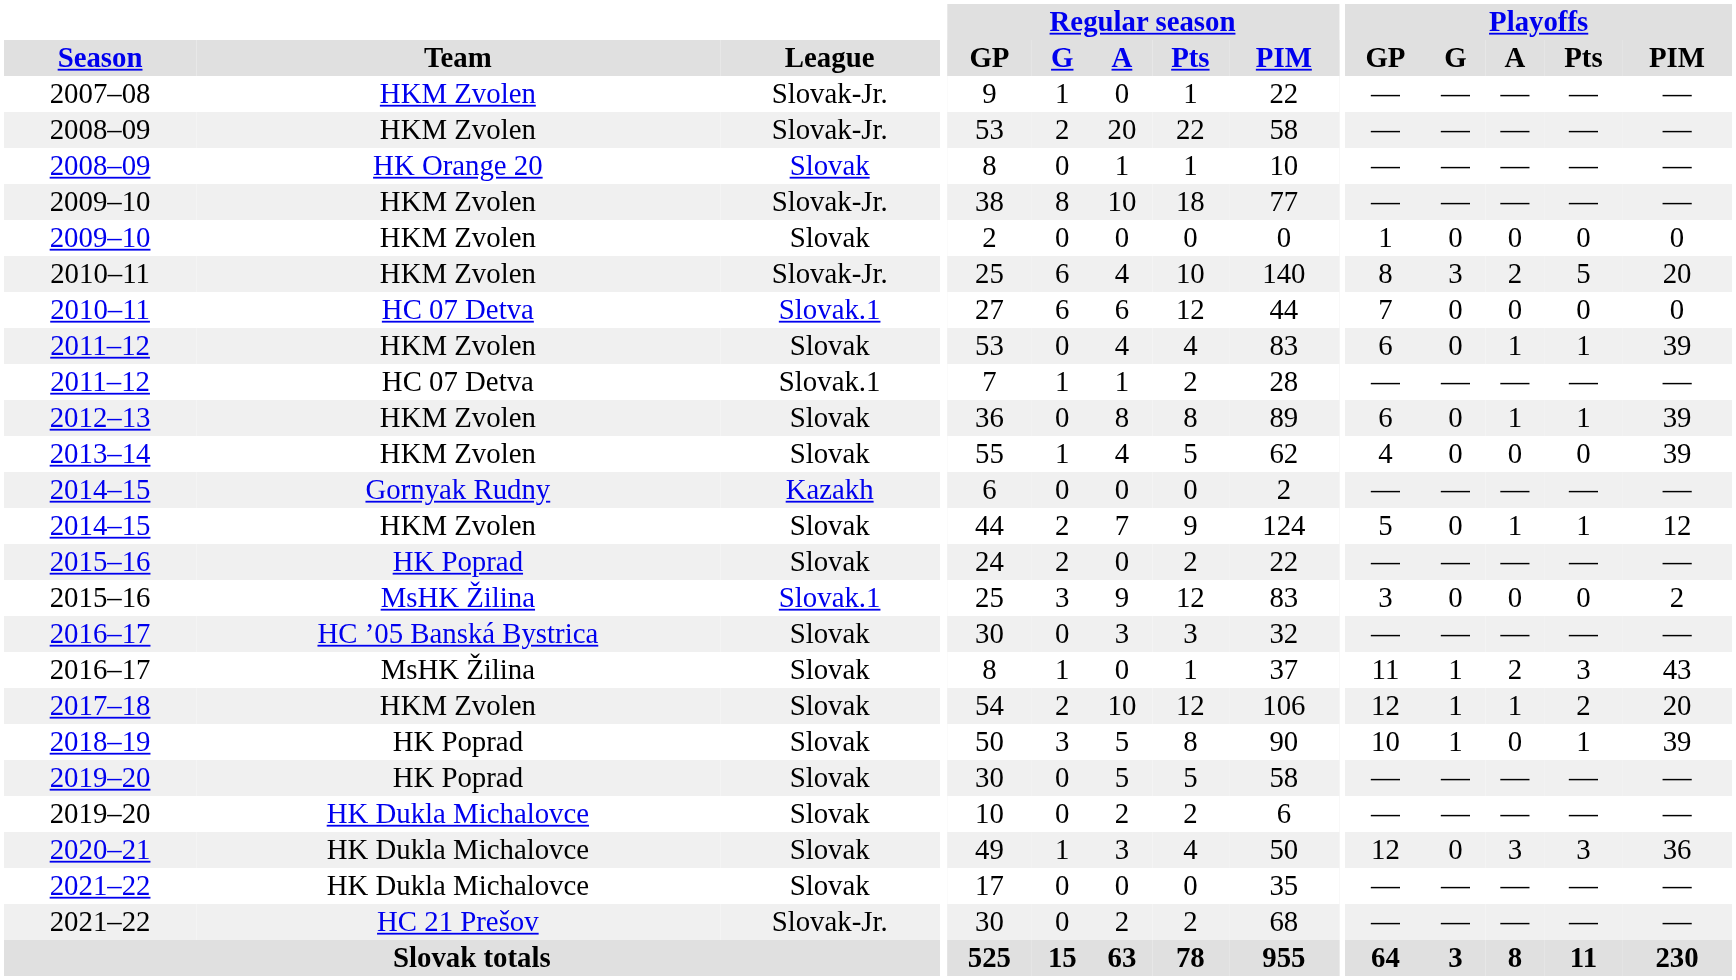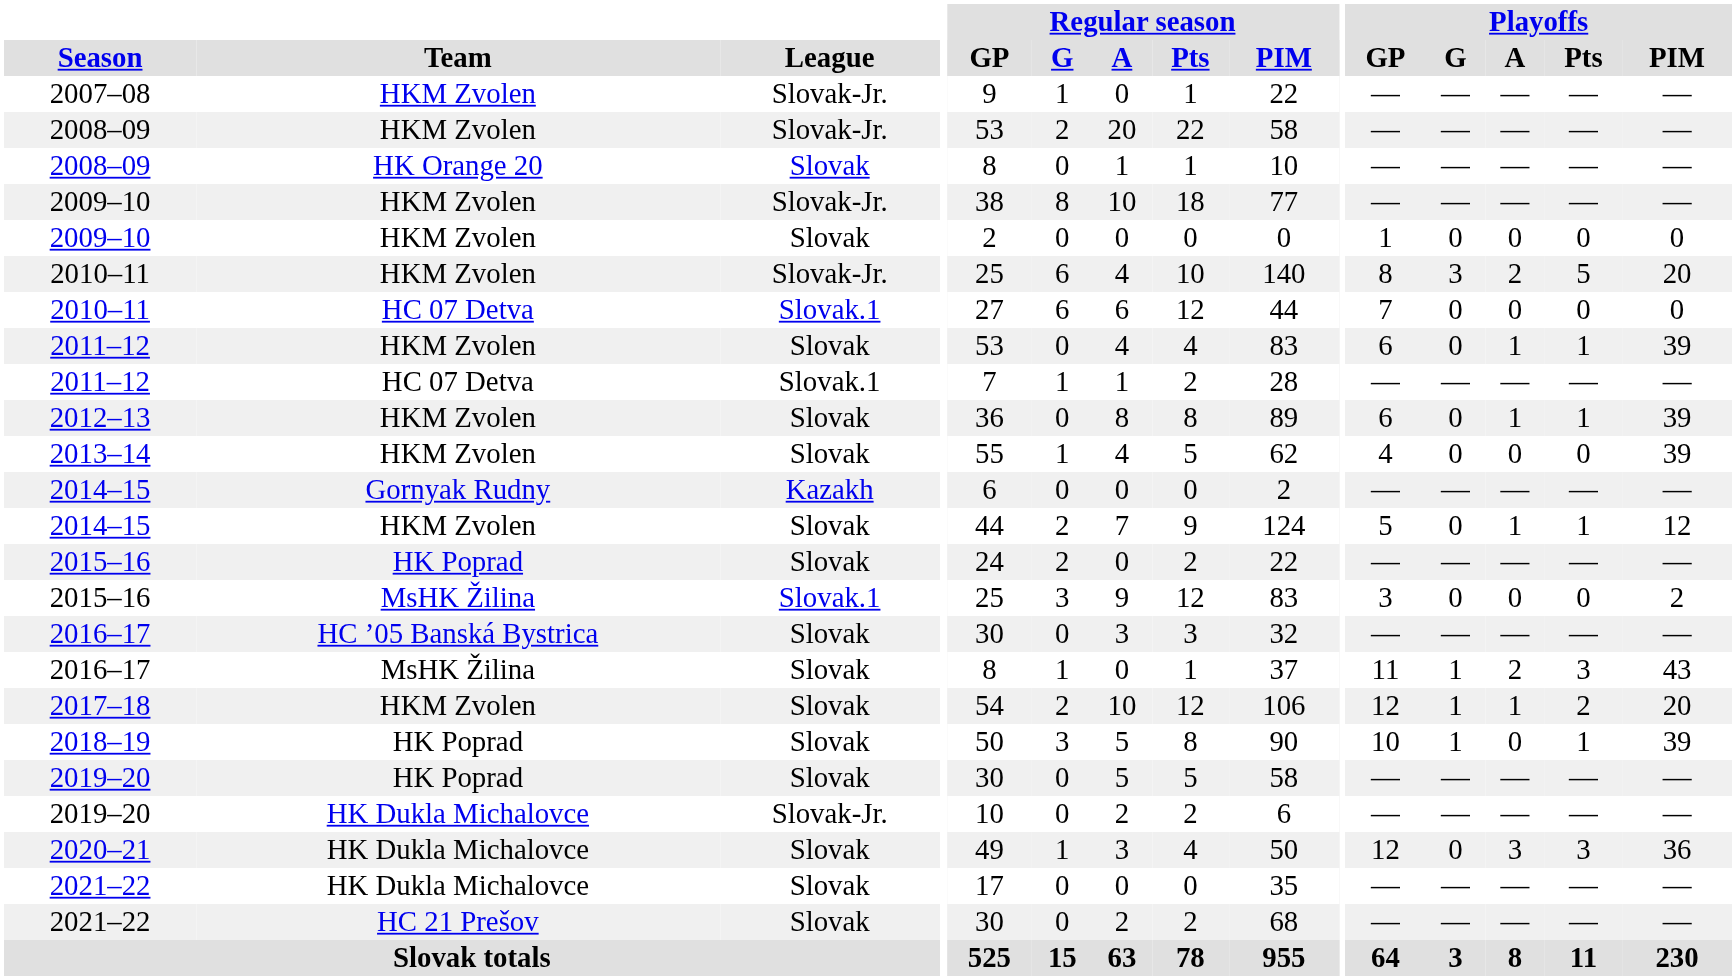(830, 813) Slovak -> (830, 813) Slovak-Jr.
(830, 921) Slovak-Jr. -> (830, 921) Slovak
